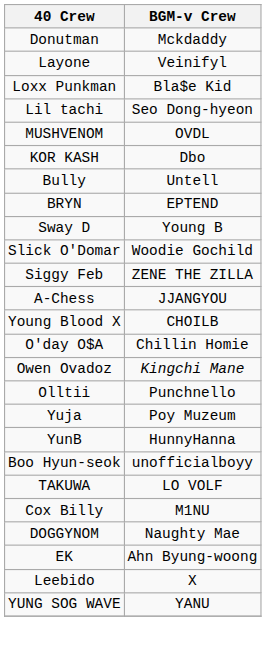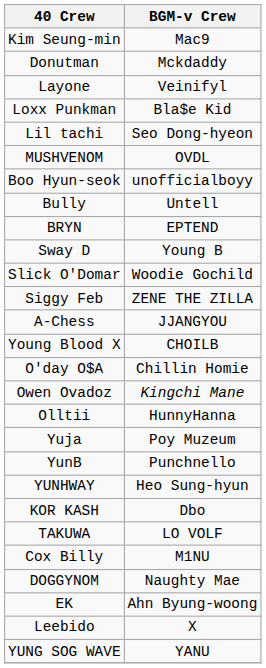+ row: (64, 40)
rows swapped: (64, 463) <-> (64, 157)
(192, 393) Punchnello -> (192, 416) HunnyHanna
(192, 440) HunnyHanna -> (192, 463) Punchnello
+ row: (64, 487)
